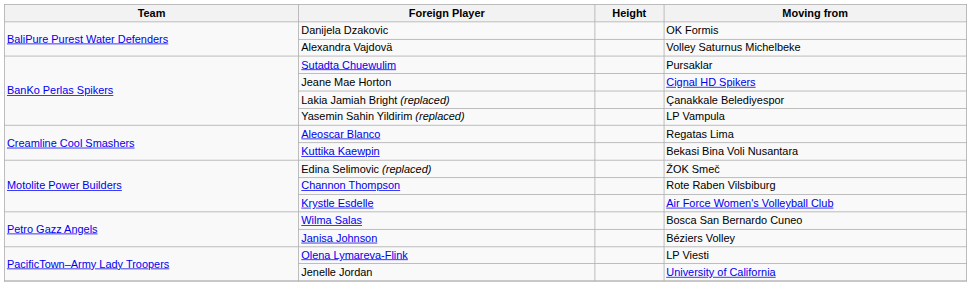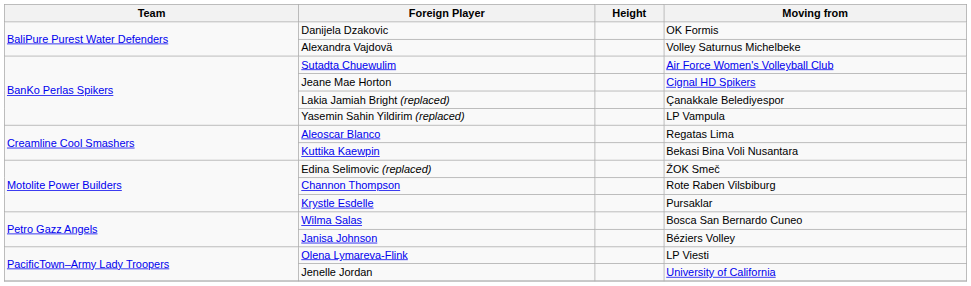(689, 65) Pursaklar -> (750, 65) Air Force Women's Volleyball Club
(750, 204) Air Force Women's Volleyball Club -> (689, 204) Pursaklar
